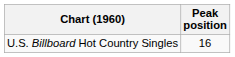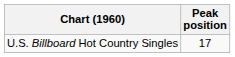(205, 43) 16 -> (205, 43) 17
